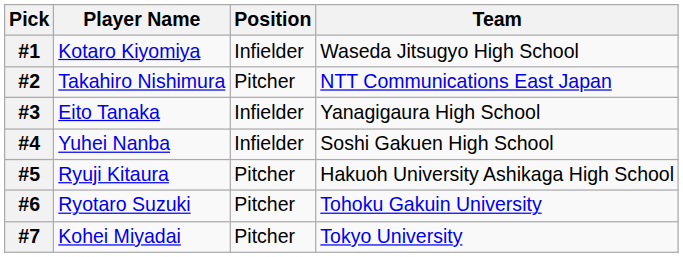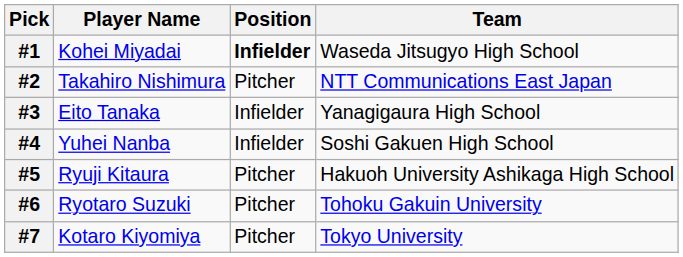(129, 50) Kotaro Kiyomiya -> (120, 50) Kohei Miyadai
(269, 50) normal -> (272, 50) bold
(120, 236) Kohei Miyadai -> (129, 236) Kotaro Kiyomiya
